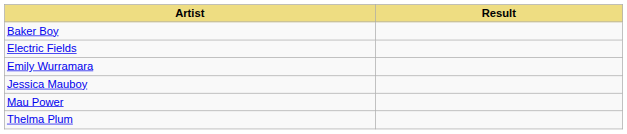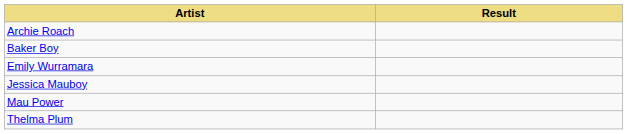+ row: (41, 31)
- row: (42, 48)
